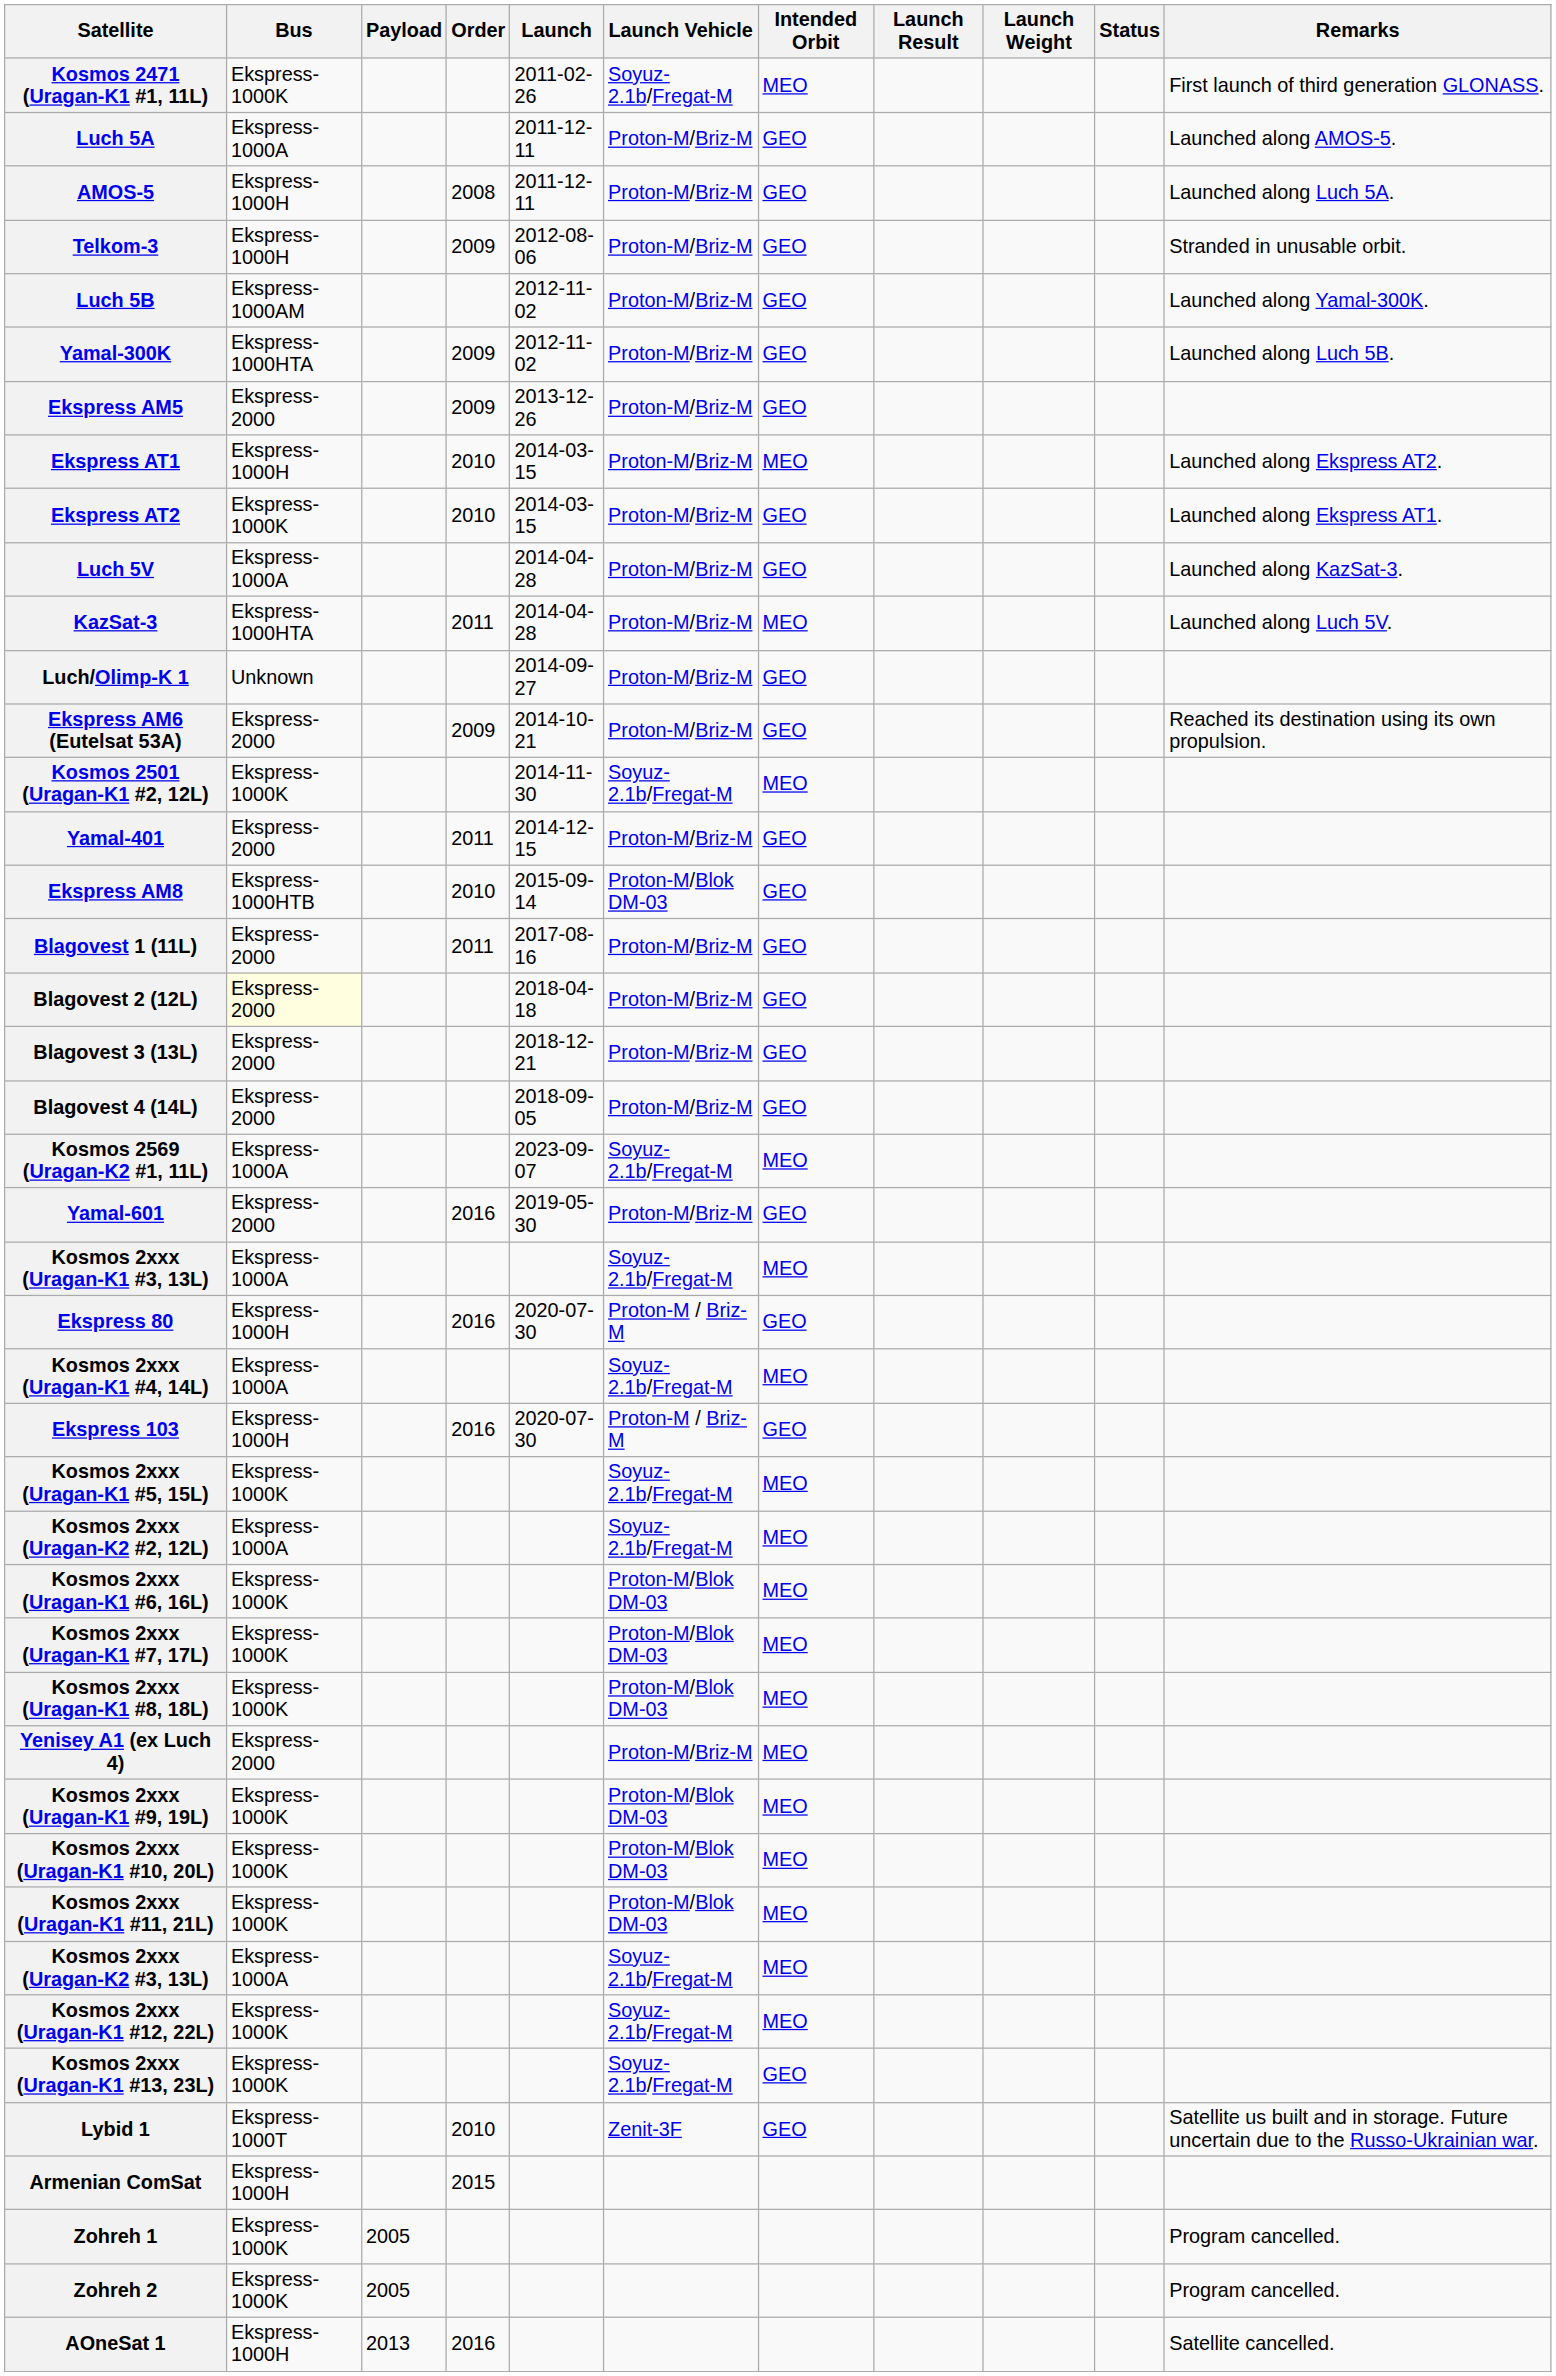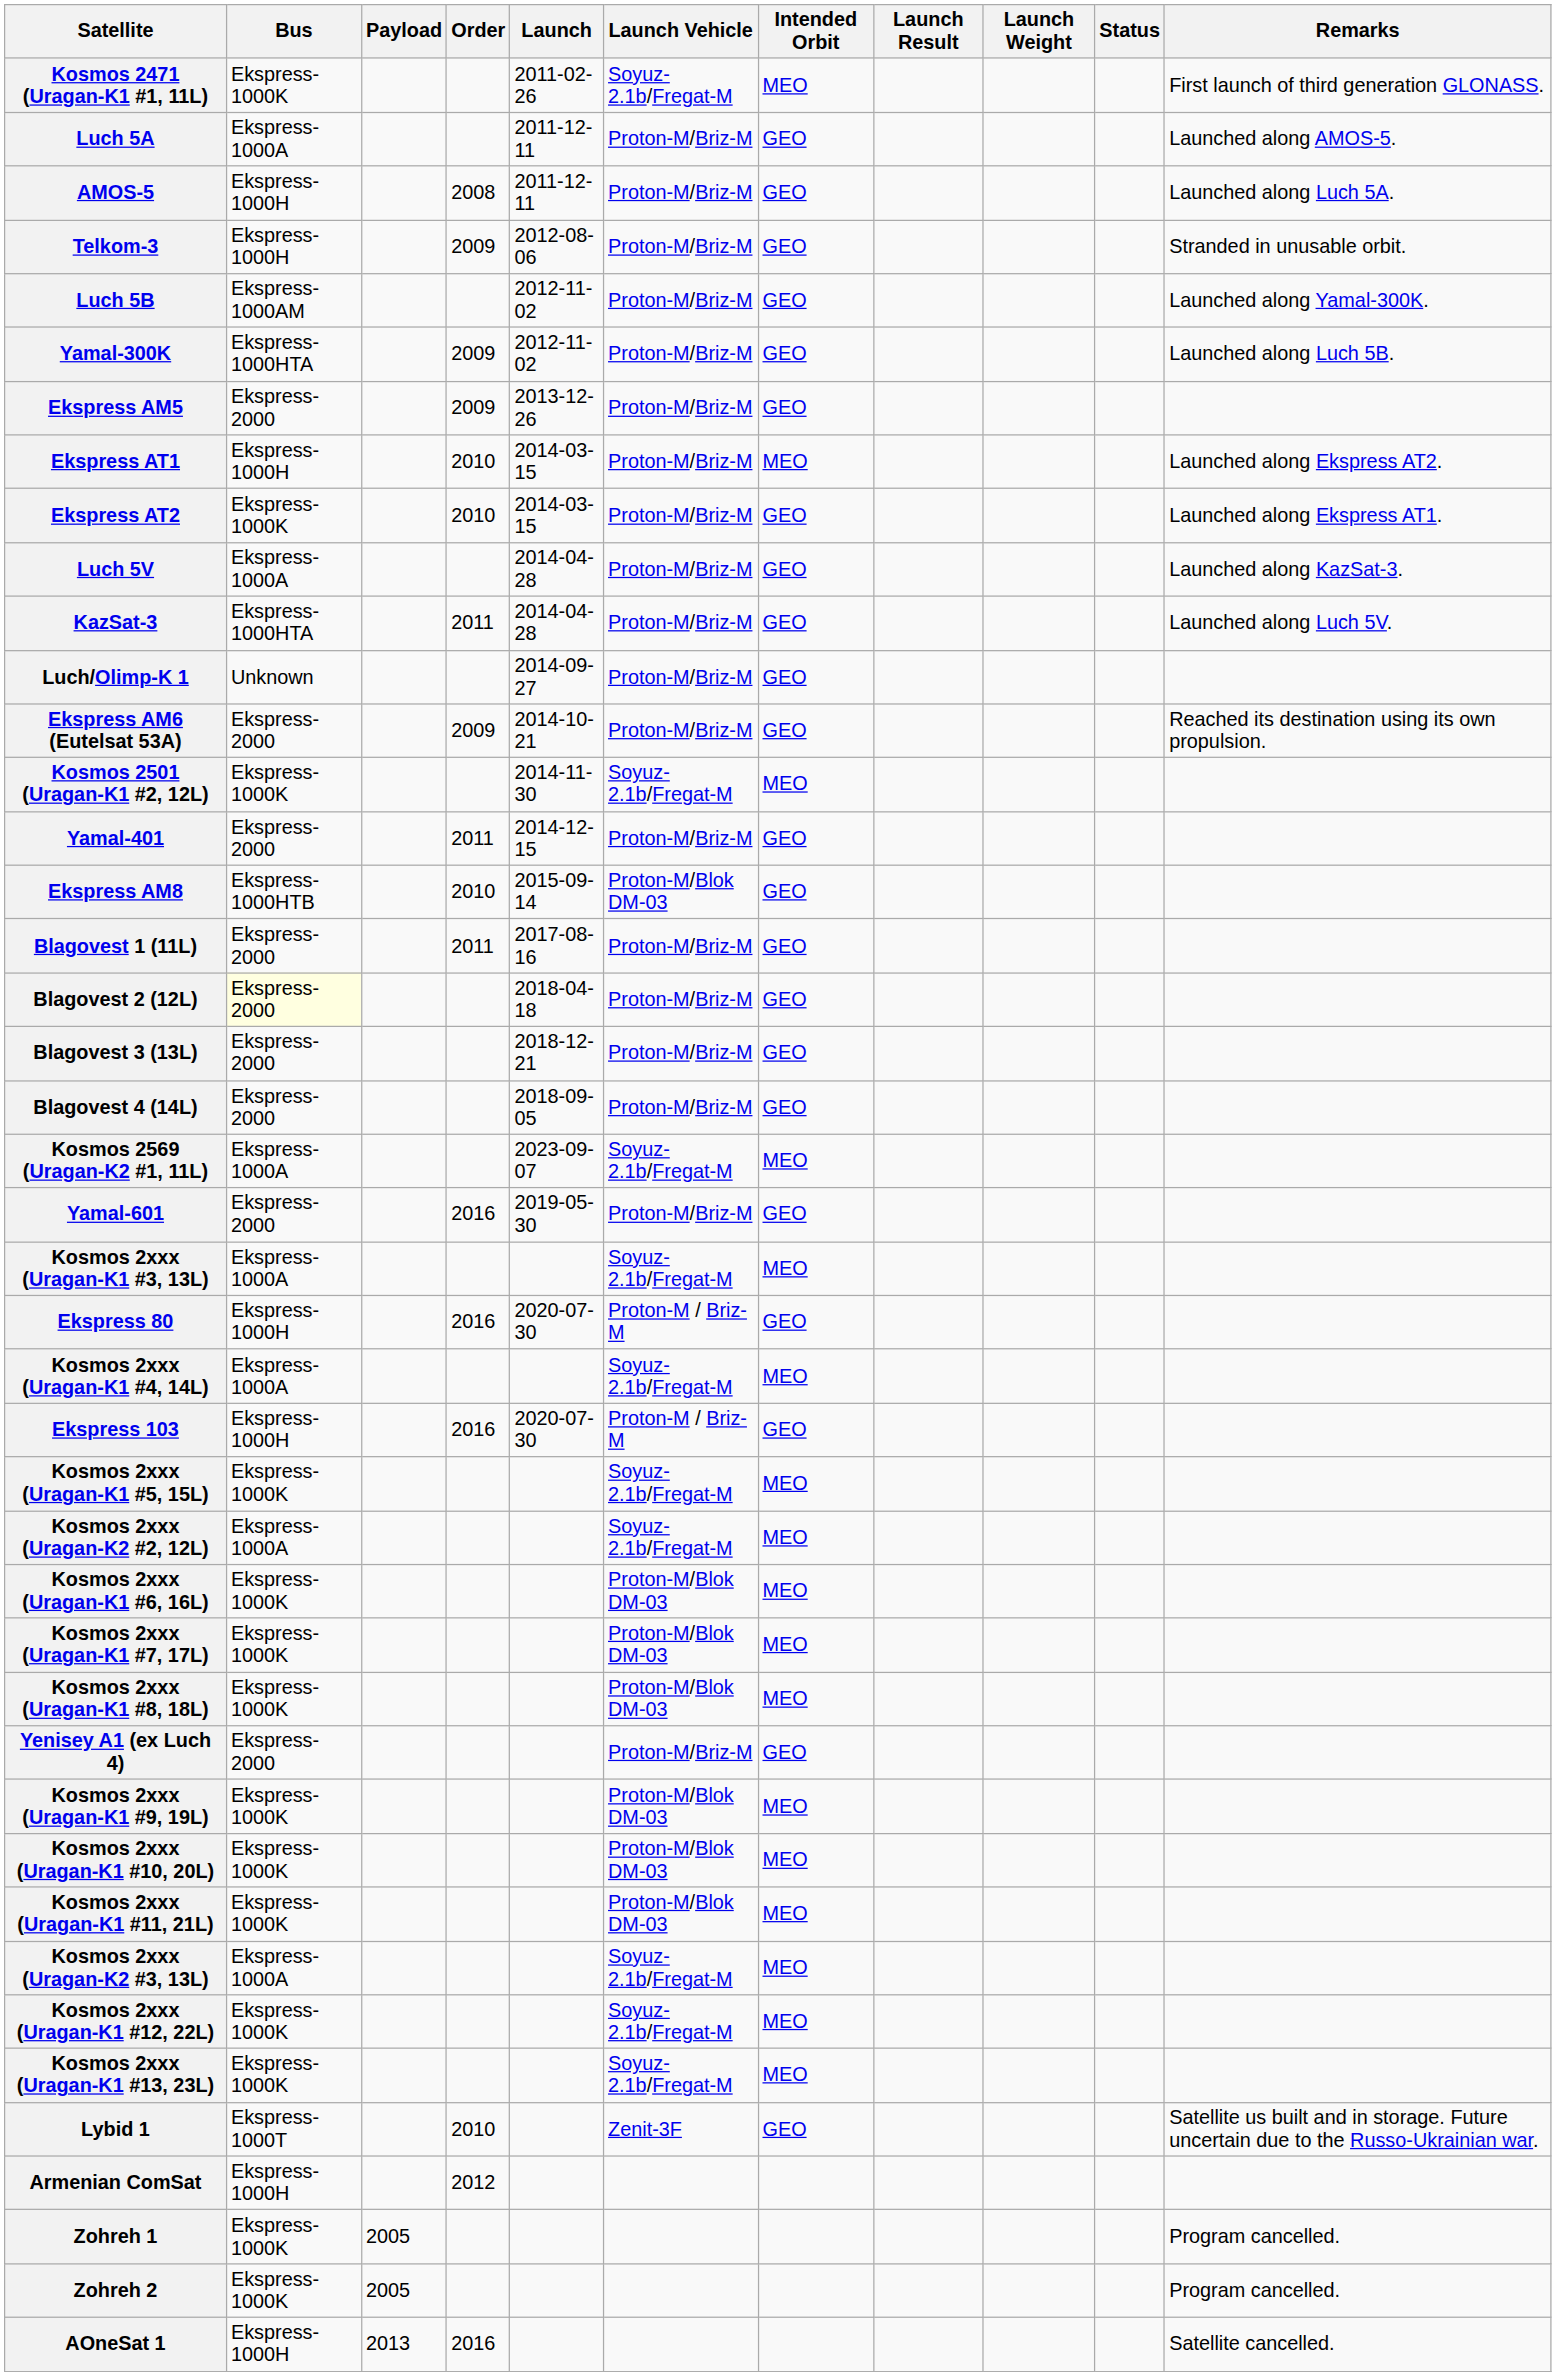(785, 623) MEO -> (785, 623) GEO
(785, 1752) MEO -> (785, 1752) GEO
(785, 2075) GEO -> (785, 2075) MEO
(473, 2182) 2015 -> (473, 2182) 2012
